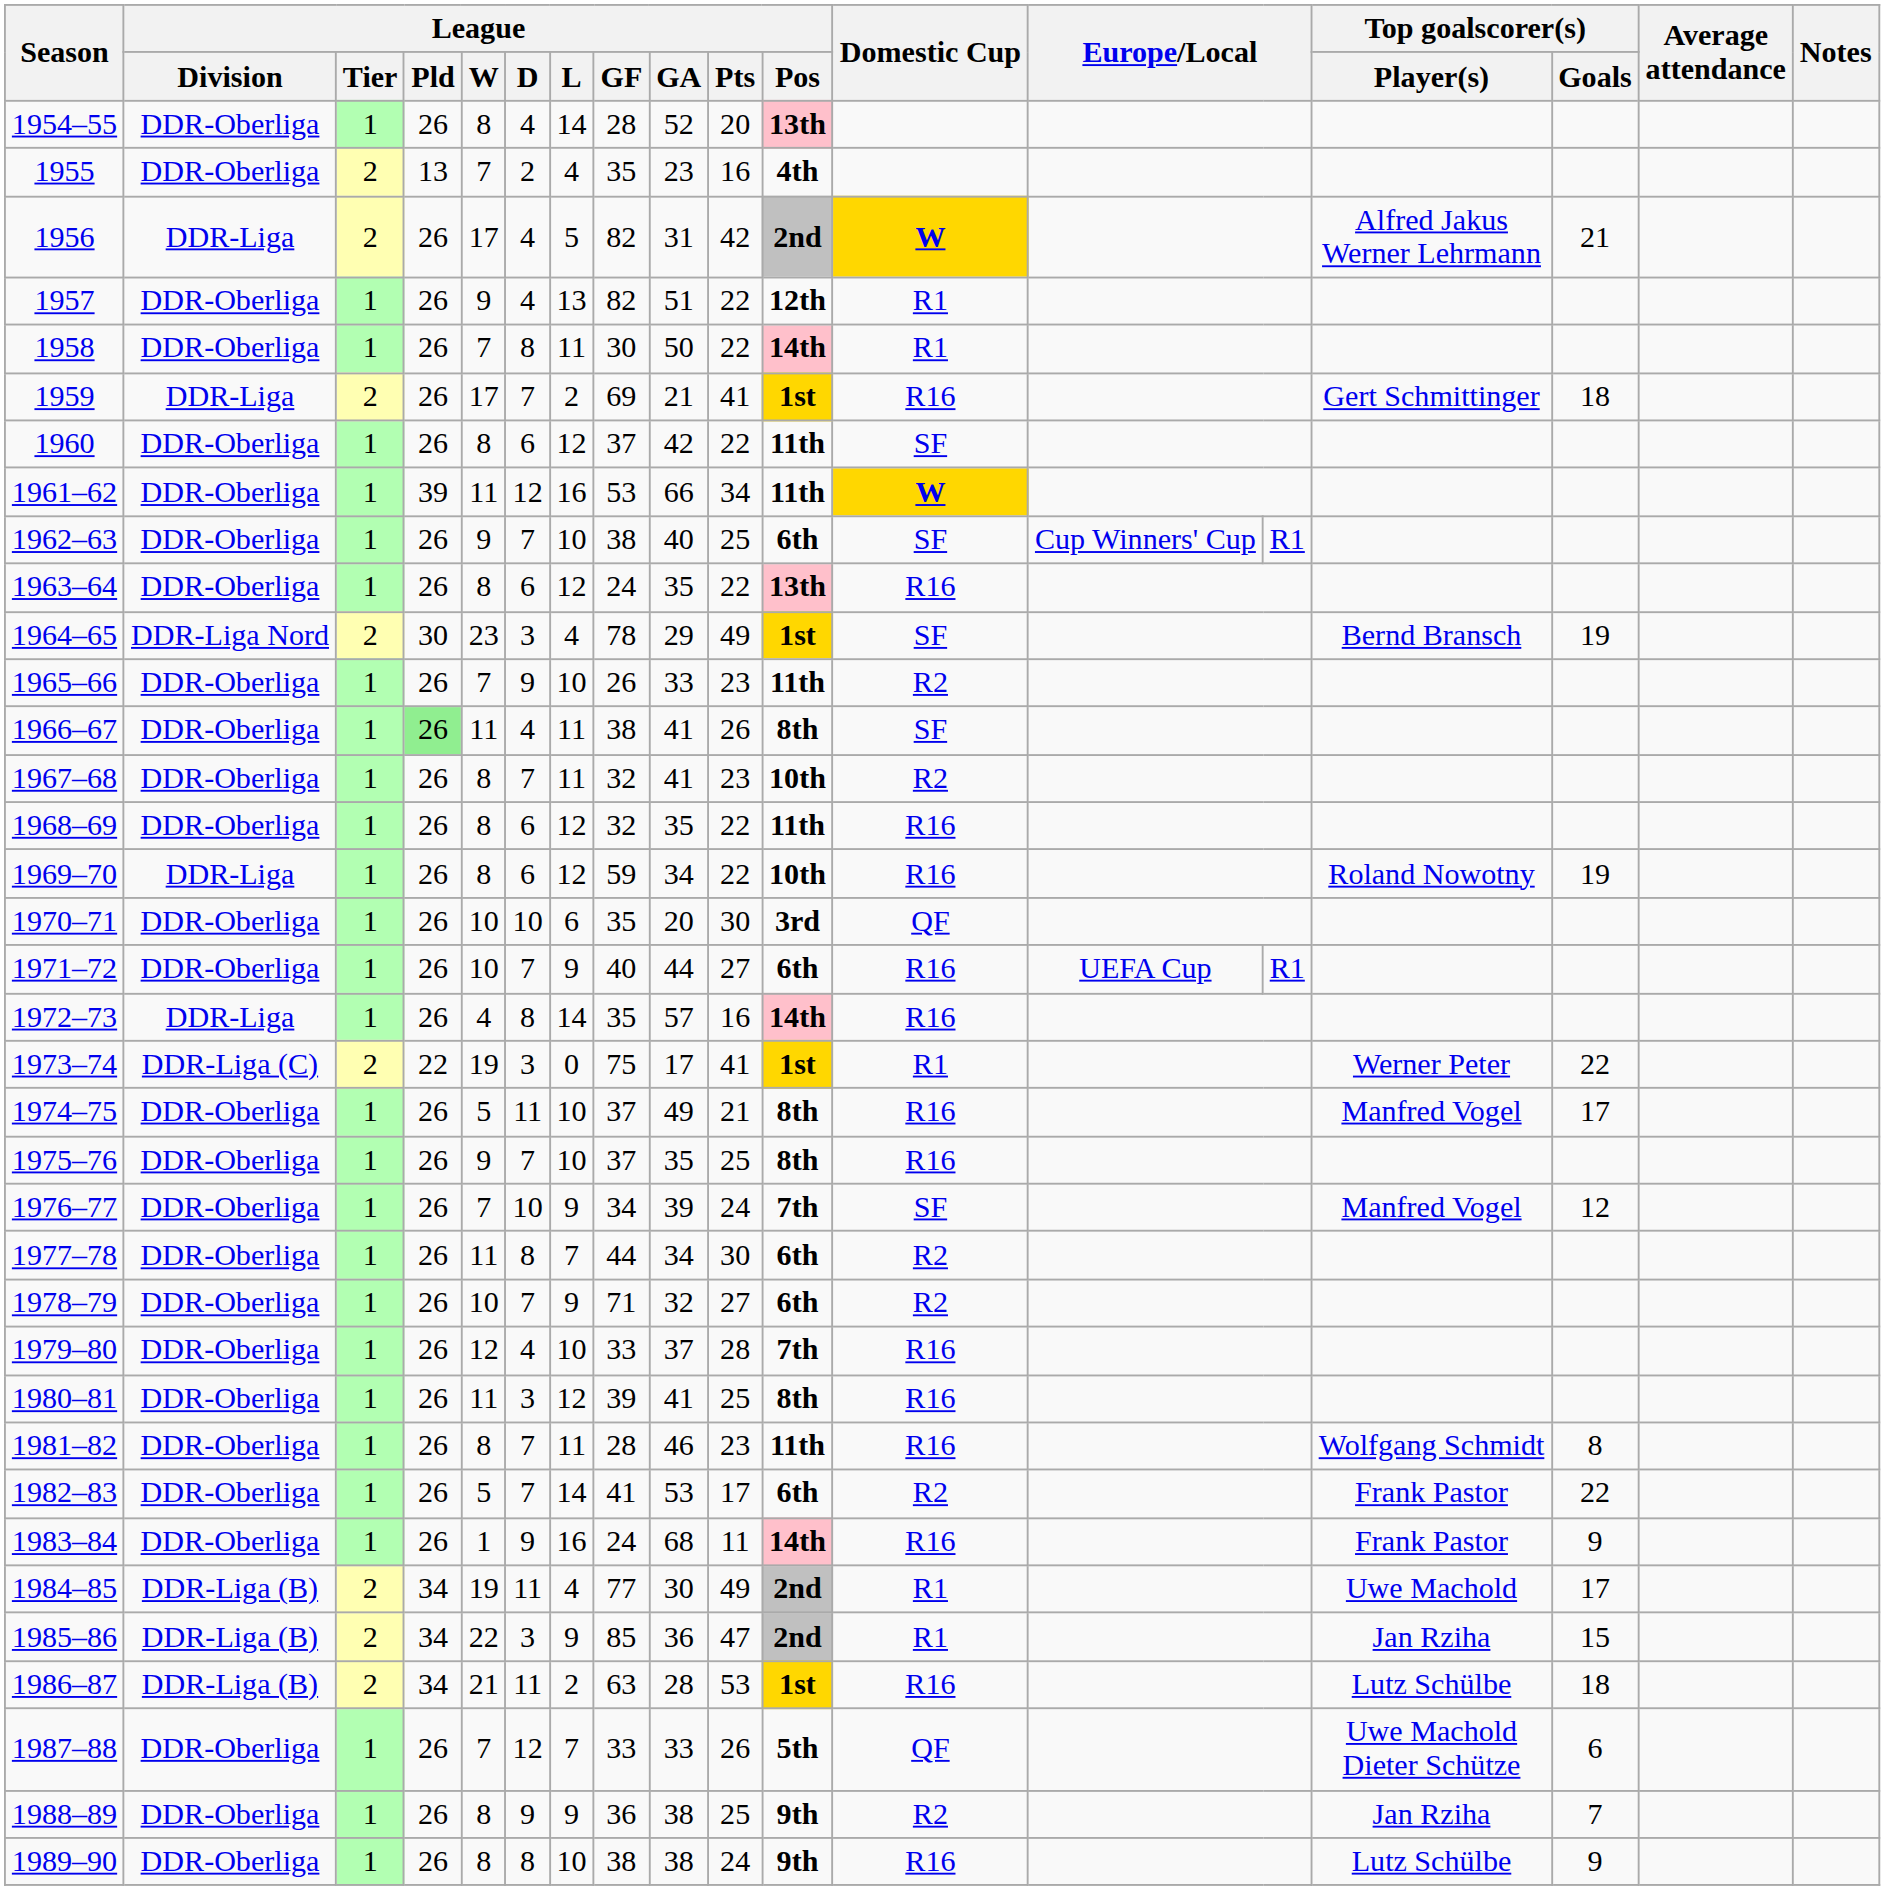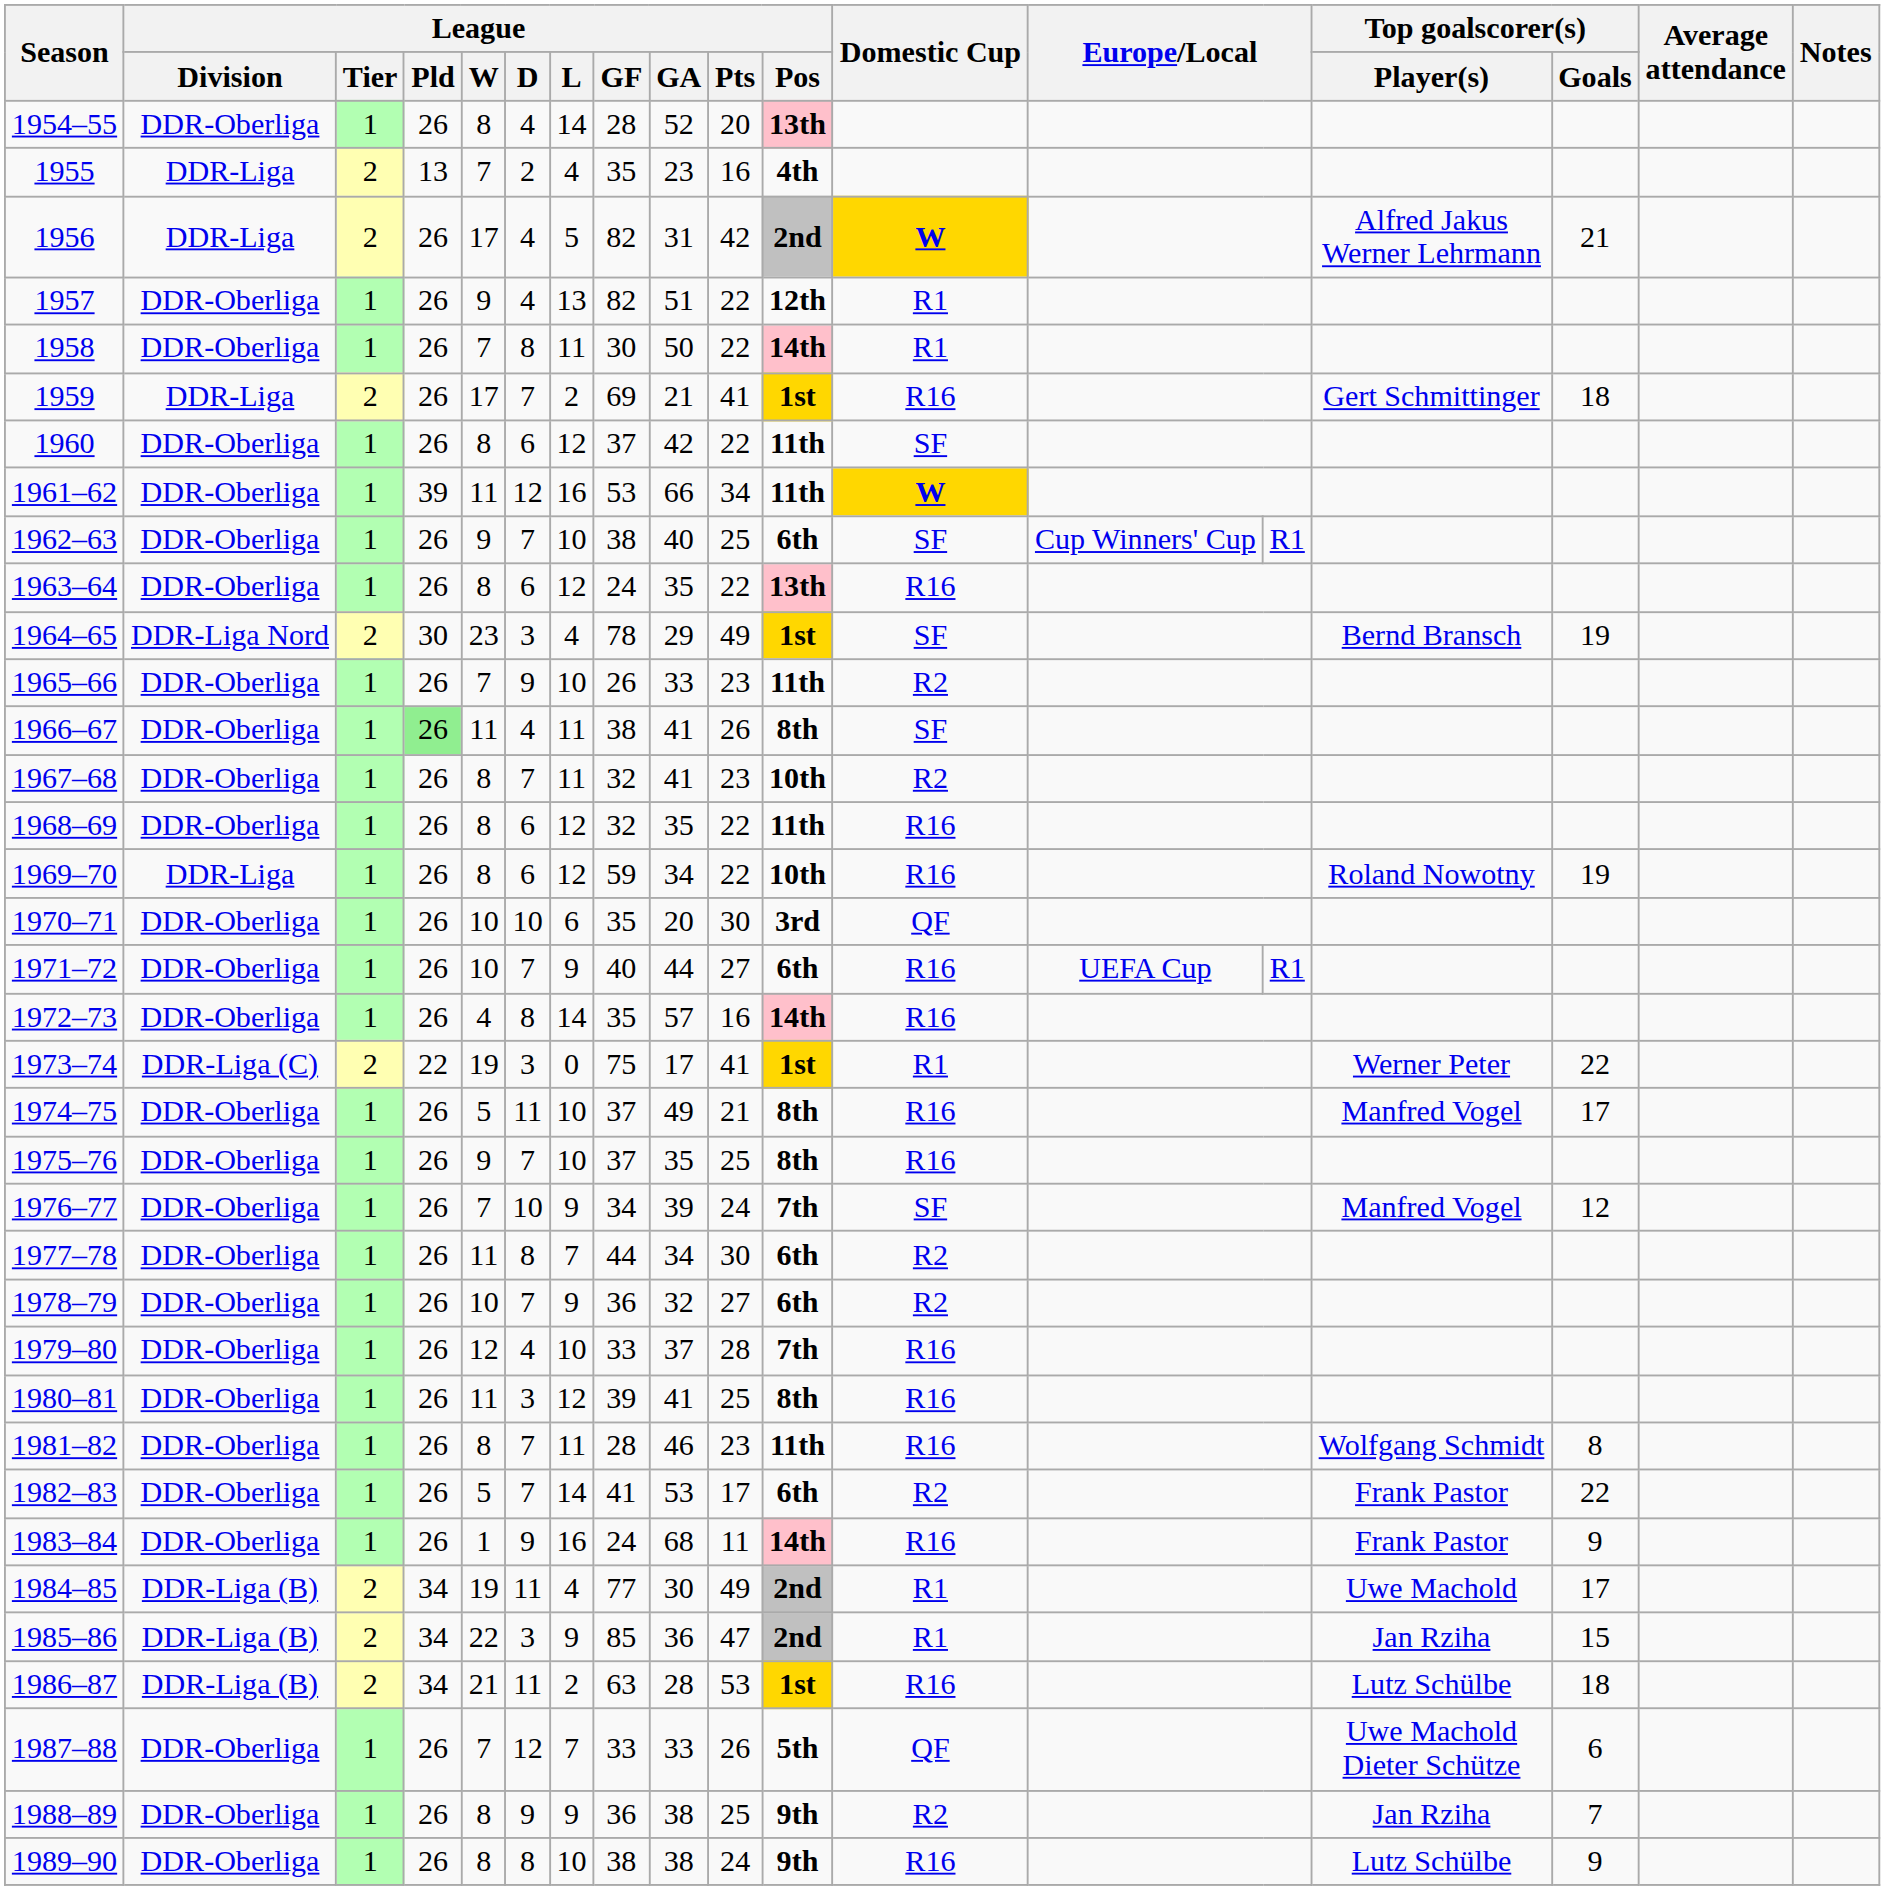(230, 171) DDR-Oberliga -> (230, 171) DDR-Liga
(230, 1016) DDR-Liga -> (230, 1016) DDR-Oberliga
(621, 1302) 71 -> (621, 1302) 36
